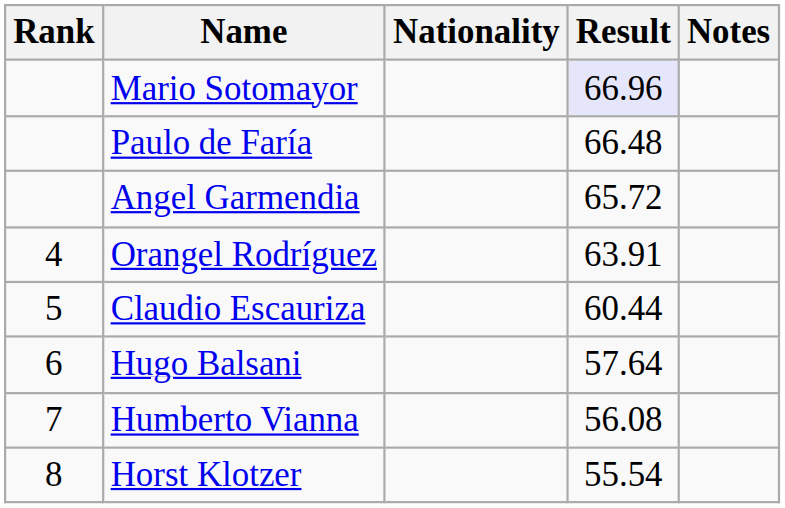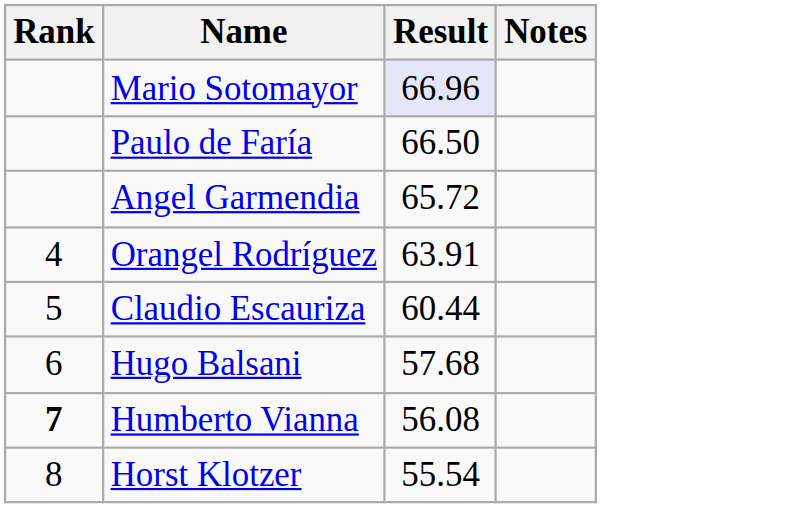- column: (476, 32)
(623, 142) 66.48 -> (441, 142) 66.50
(623, 364) 57.64 -> (441, 364) 57.68
(54, 419) normal -> (54, 419) bold
